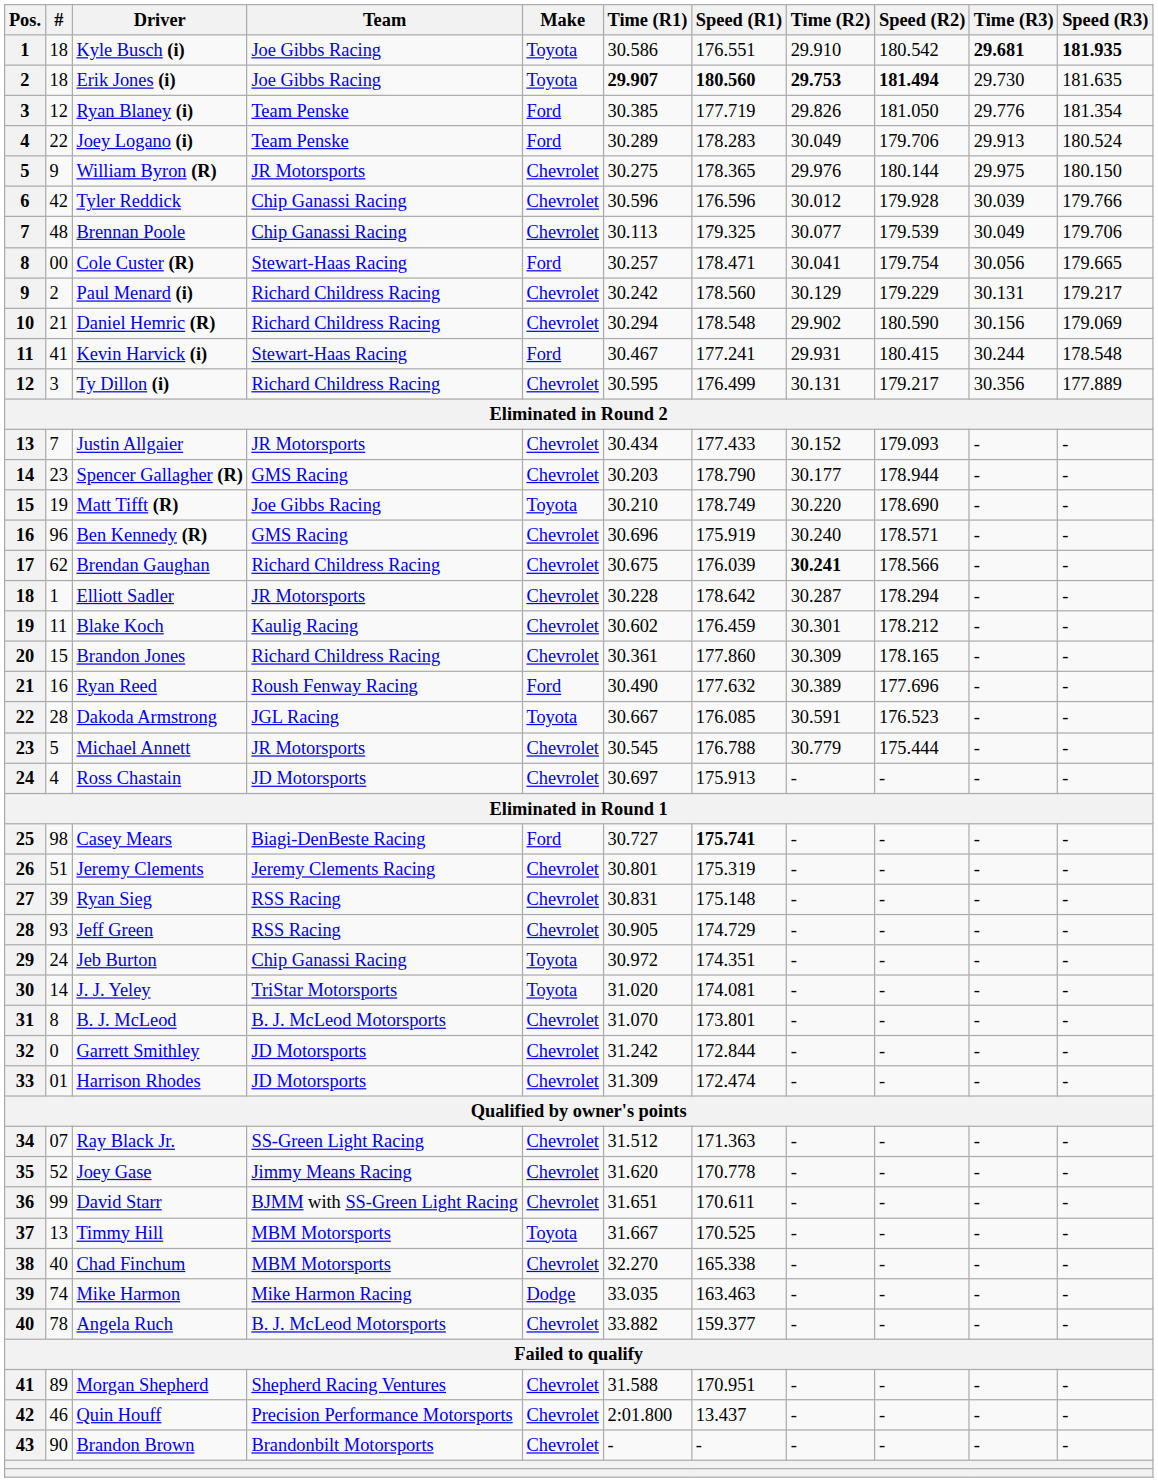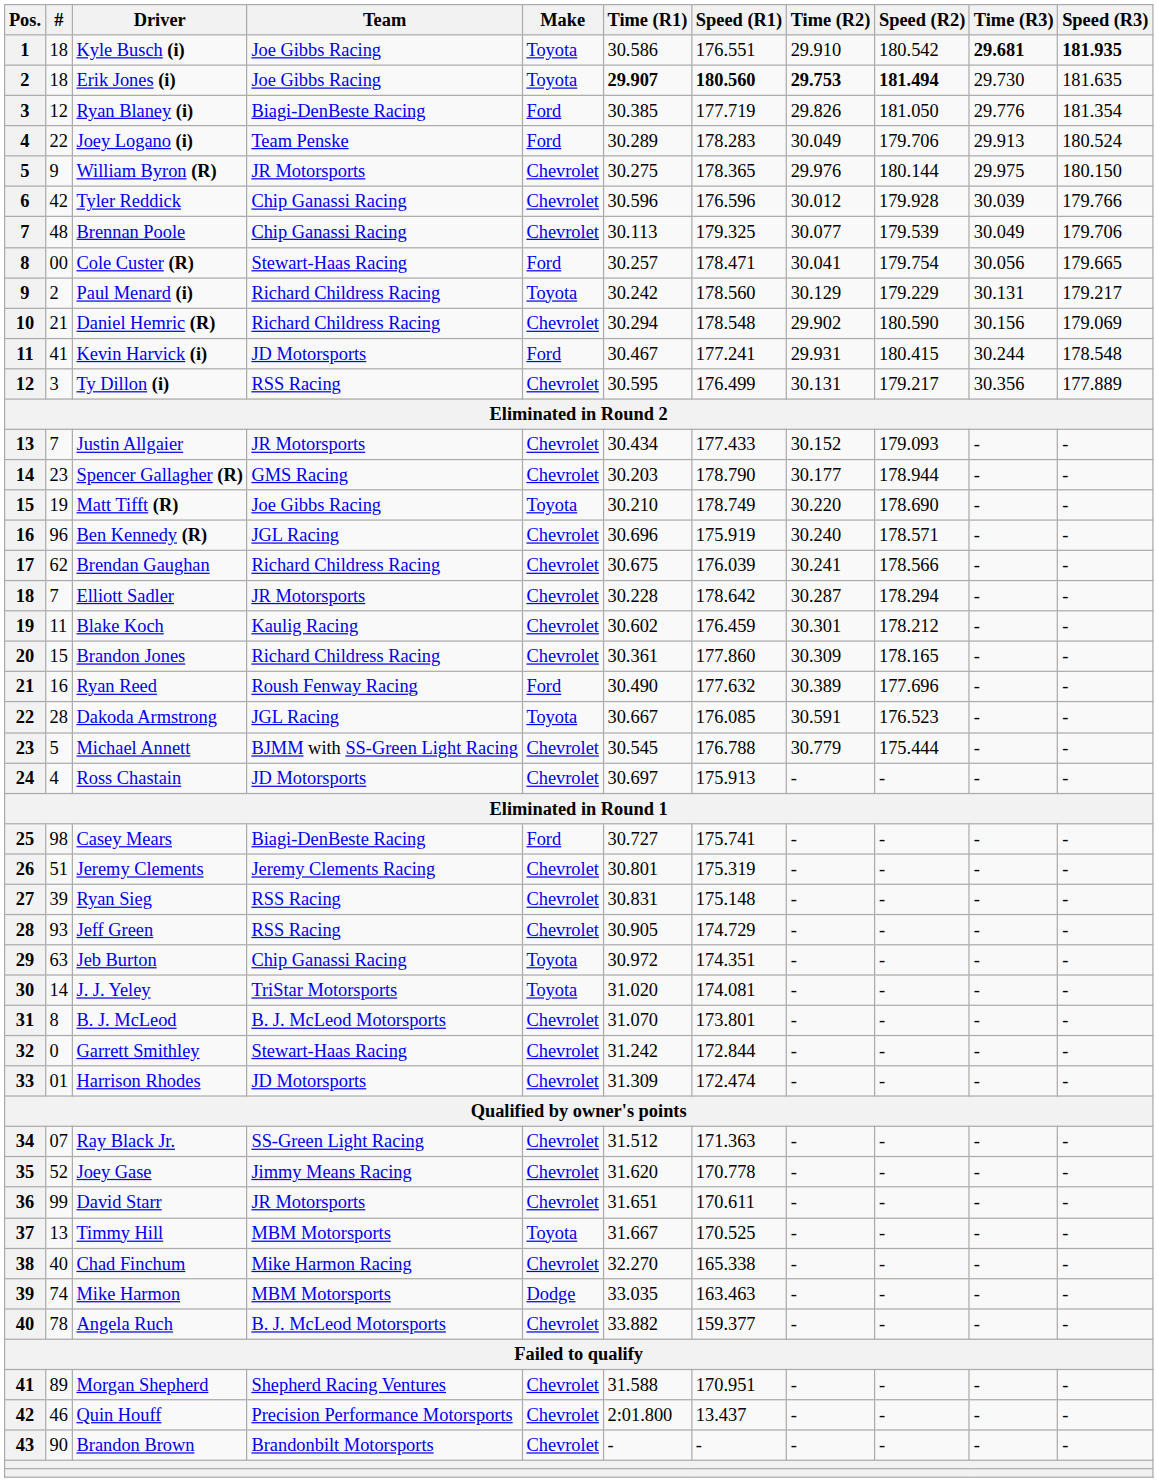(300, 110) Team Penske -> (338, 110) Biagi-DenBeste Racing
(563, 292) Chevrolet -> (552, 292) Toyota
(329, 353) Stewart-Haas Racing -> (309, 353) JD Motorsports
(346, 383) Richard Childress Racing -> (296, 383) RSS Racing
(300, 535) GMS Racing -> (295, 535) JGL Racing
(816, 565) bold -> (816, 565) normal
(54, 596) 1 -> (54, 596) 7
(308, 747) JR Motorsports -> (385, 747) BJMM with SS-Green Light Racing
(726, 838) bold -> (726, 838) normal
(59, 959) 24 -> (59, 959) 63
(309, 1050) JD Motorsports -> (329, 1050) Stewart-Haas Racing
(385, 1202) BJMM with SS-Green Light Racing -> (308, 1202) JR Motorsports
(321, 1263) MBM Motorsports -> (332, 1263) Mike Harmon Racing
(332, 1293) Mike Harmon Racing -> (321, 1293) MBM Motorsports
